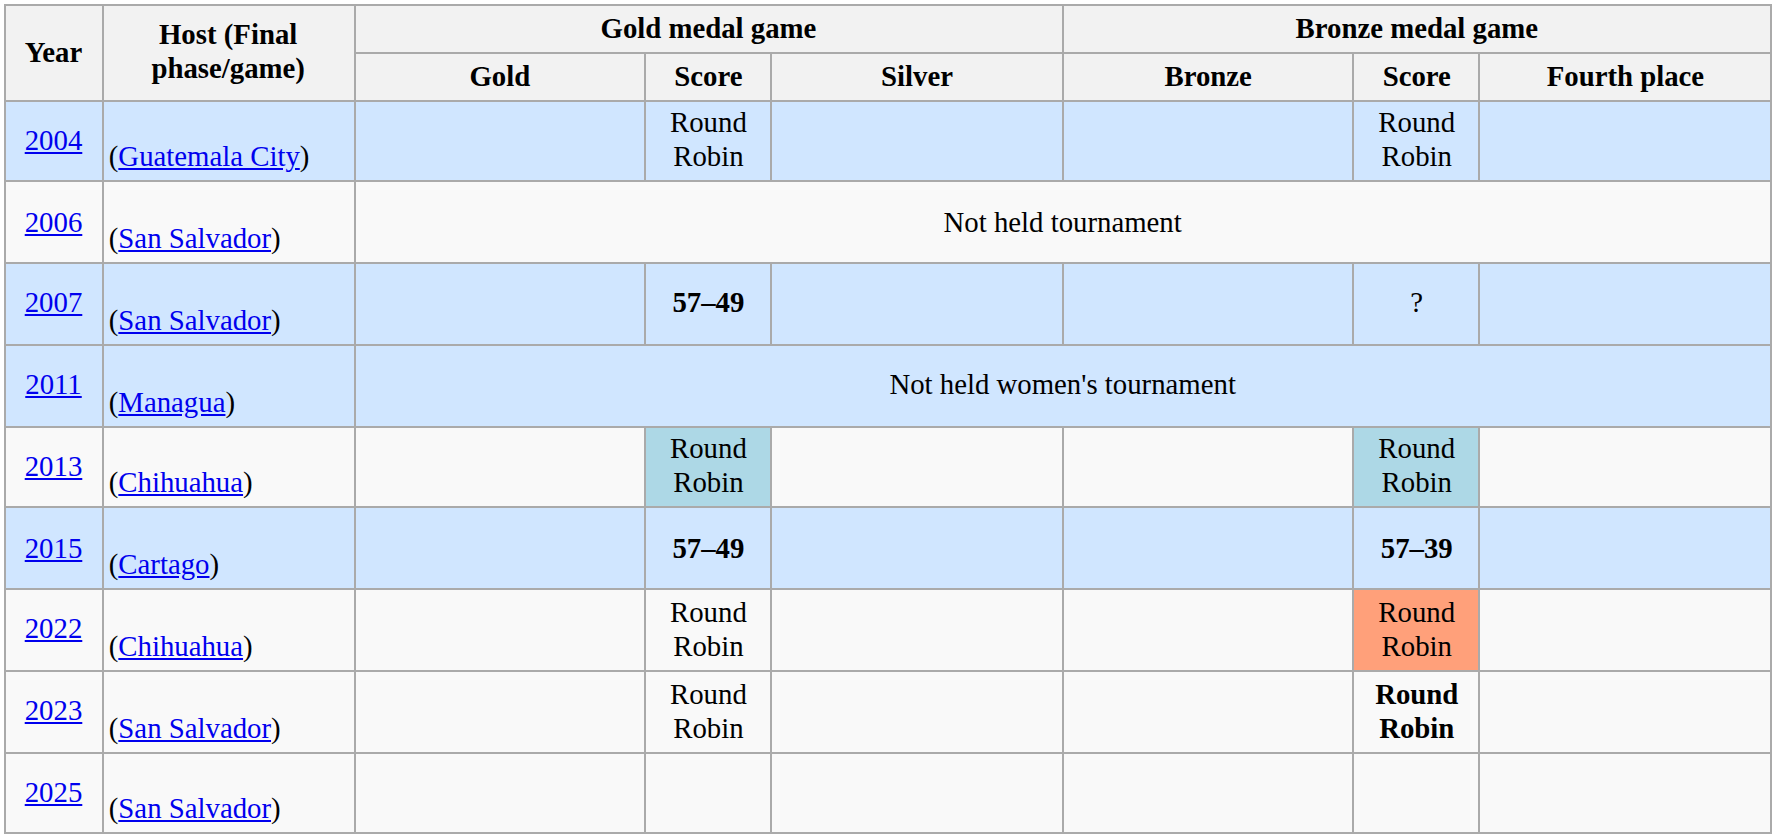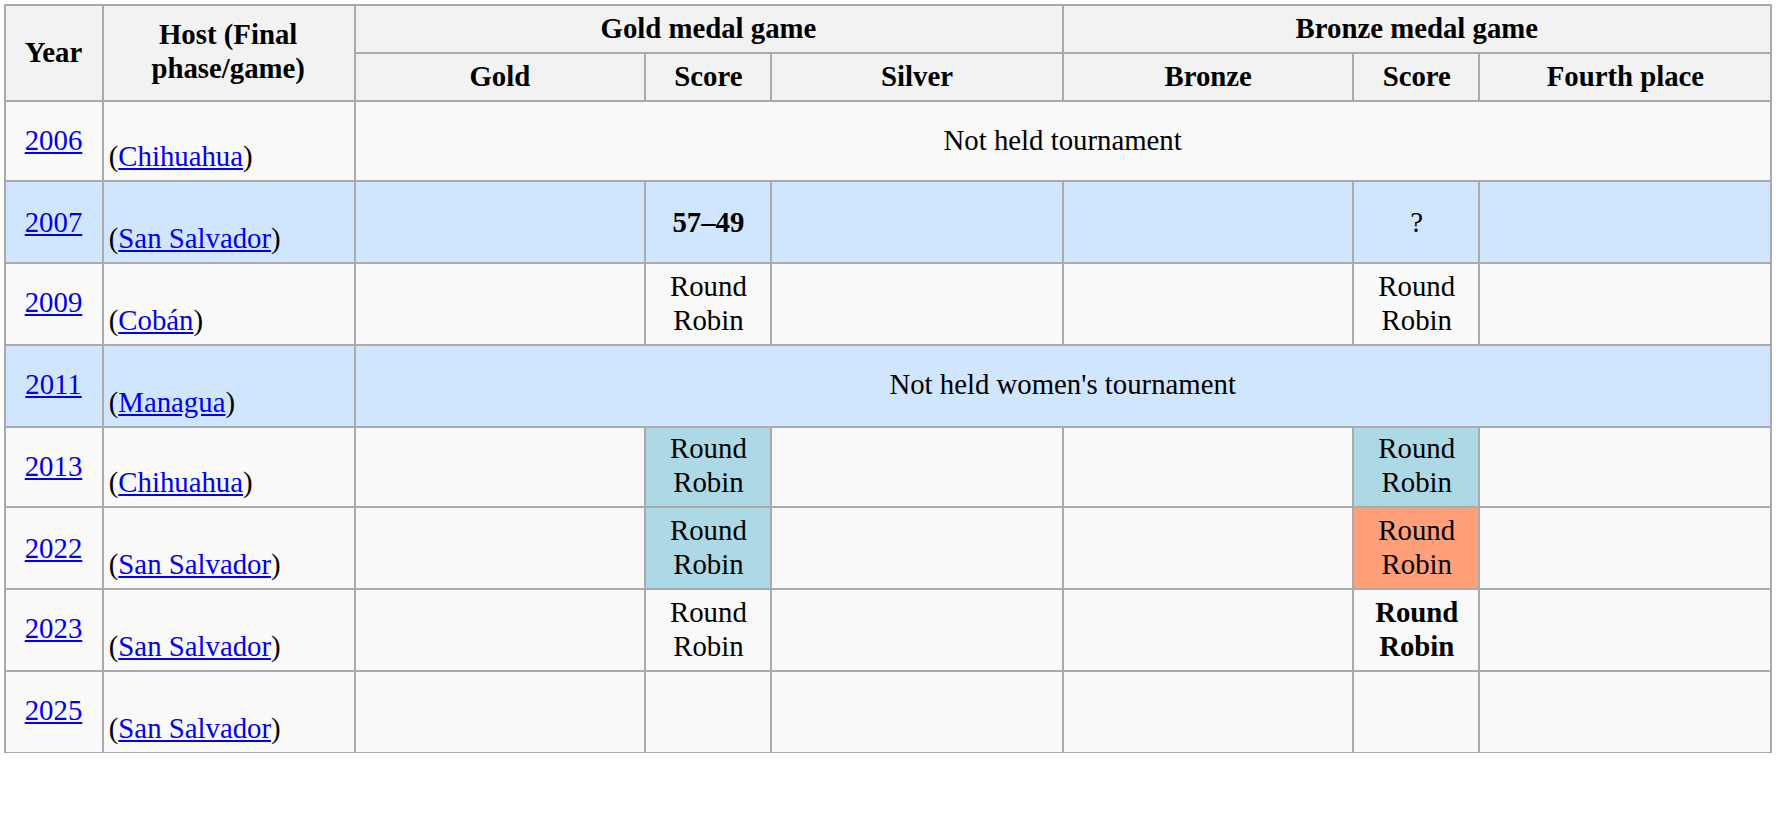- row: (54, 140)
(195, 239) (San Salvador) -> (181, 157) (Chihuahua)
+ row: (54, 303)
- row: (54, 548)
(181, 646) (Chihuahua) -> (195, 565) (San Salvador)
(708, 629) no background -> (708, 548) lightblue background
